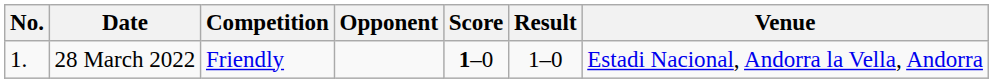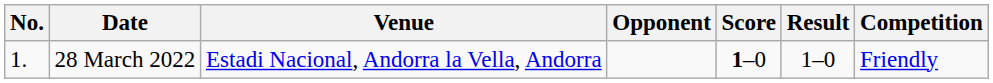columns swapped: (785, 22) <-> (267, 22)
